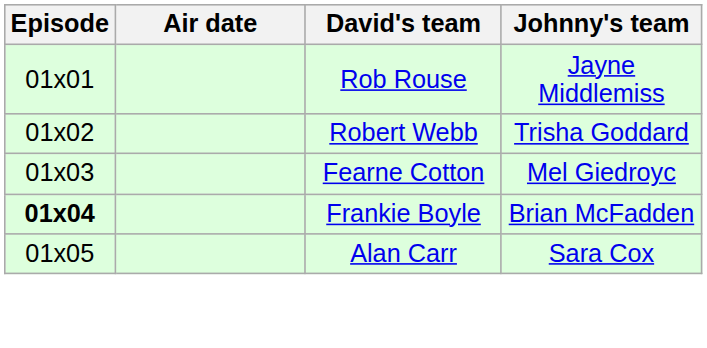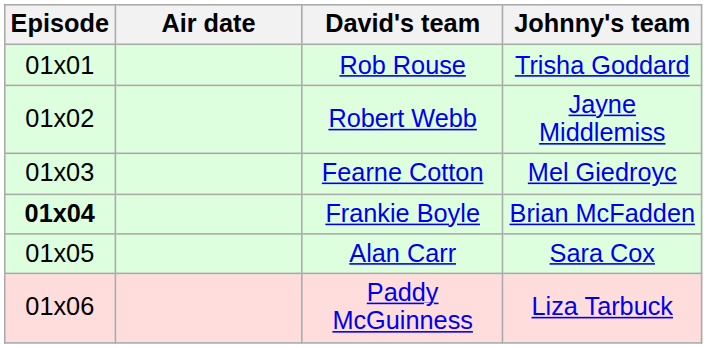(601, 78) Jayne Middlemiss -> (602, 64) Trisha Goddard
(601, 133) Trisha Goddard -> (602, 118) Jayne Middlemiss
+ row: (403, 307)
